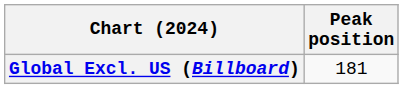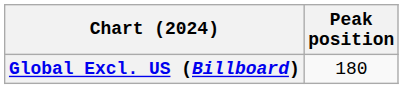(351, 69) 181 -> (351, 69) 180
